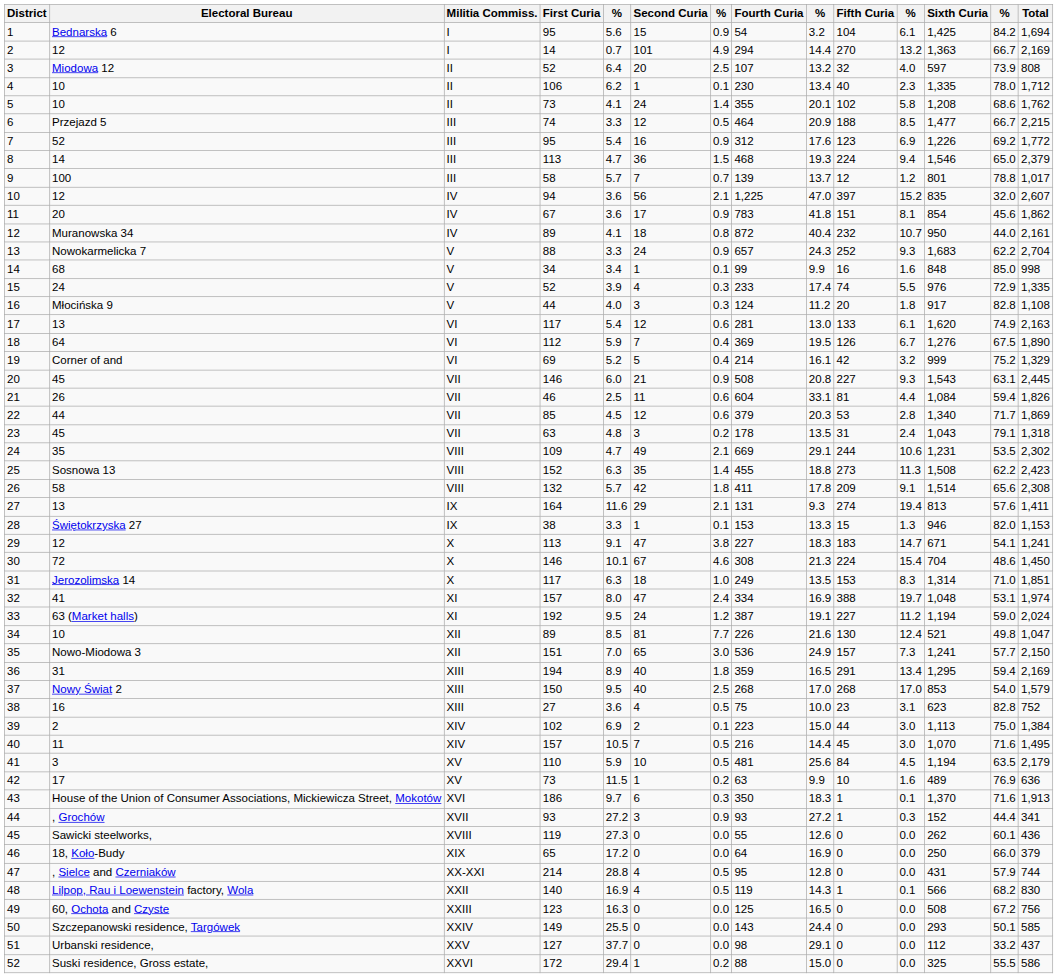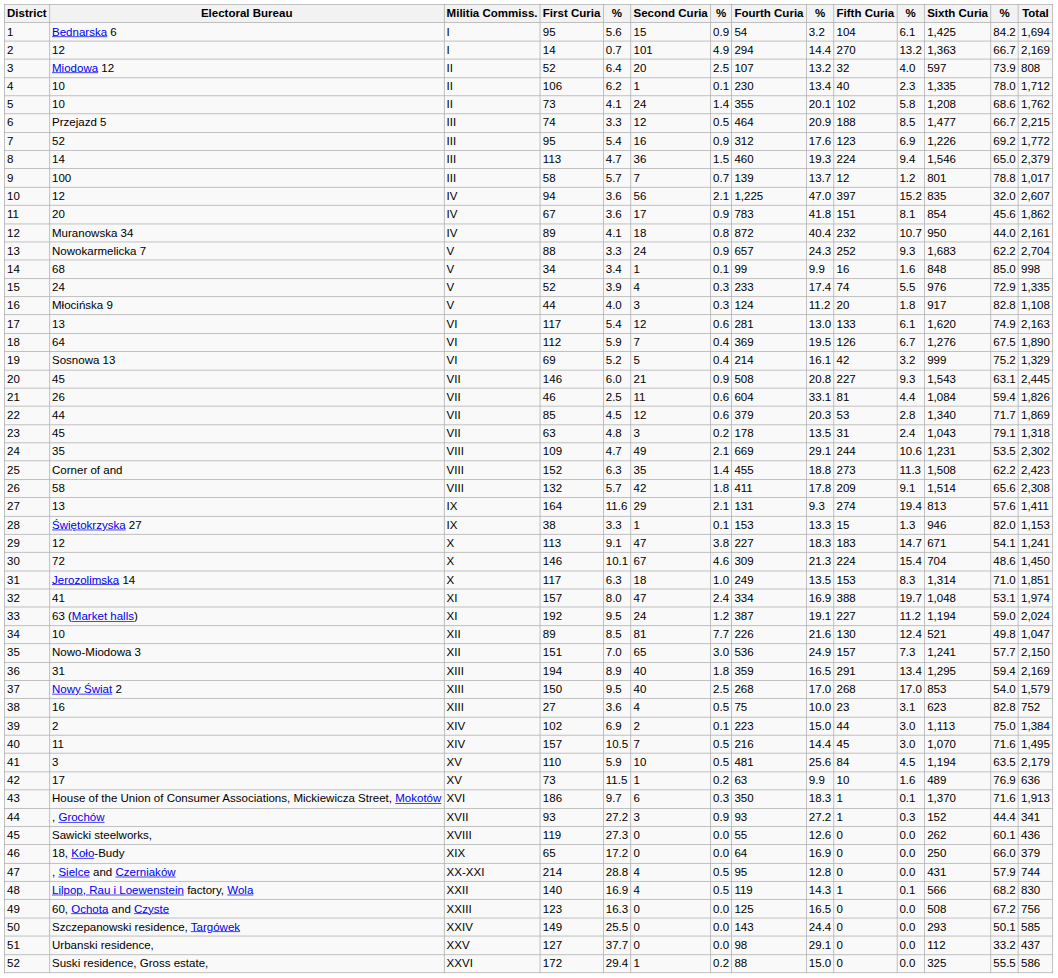(744, 159) 468 -> (744, 159) 460
(87, 360) Corner of and -> (84, 360) Sosnowa 13
(84, 470) Sosnowa 13 -> (87, 470) Corner of and
(744, 561) 308 -> (744, 561) 309
